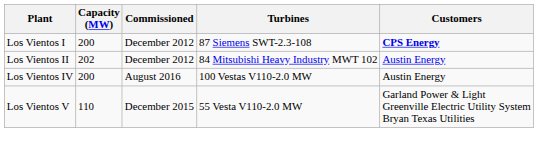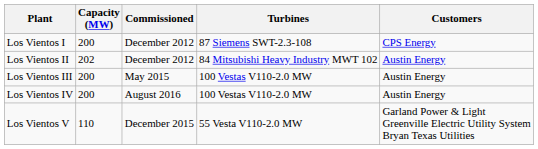(411, 42) bold -> (409, 42) normal
+ row: (40, 77)
